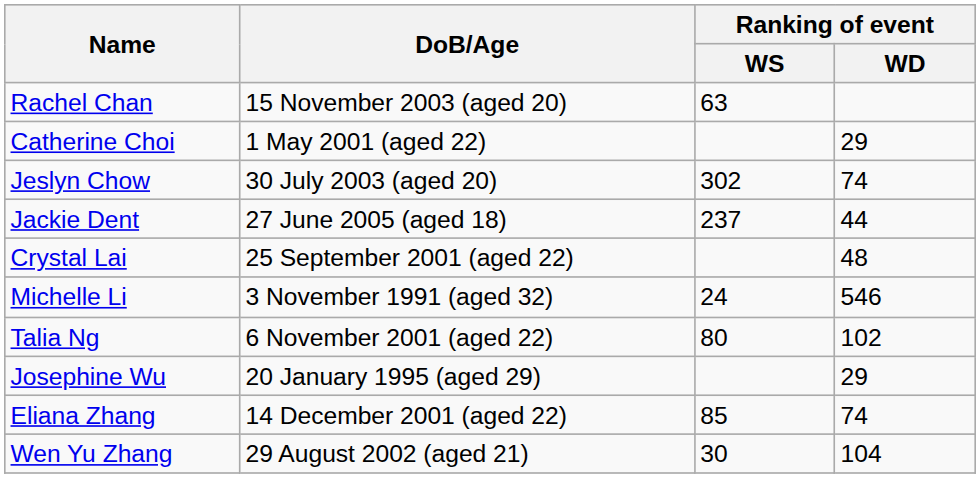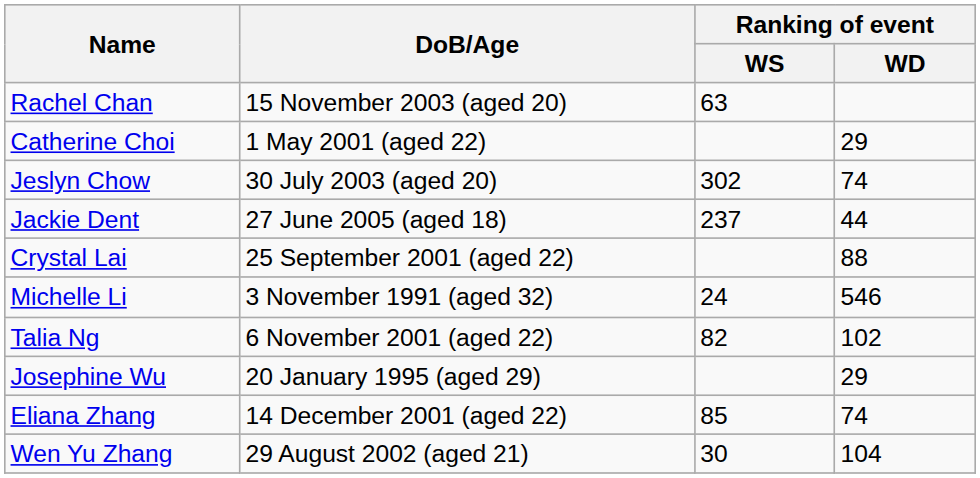(854, 258) 48 -> (854, 258) 88
(714, 336) 80 -> (714, 336) 82
